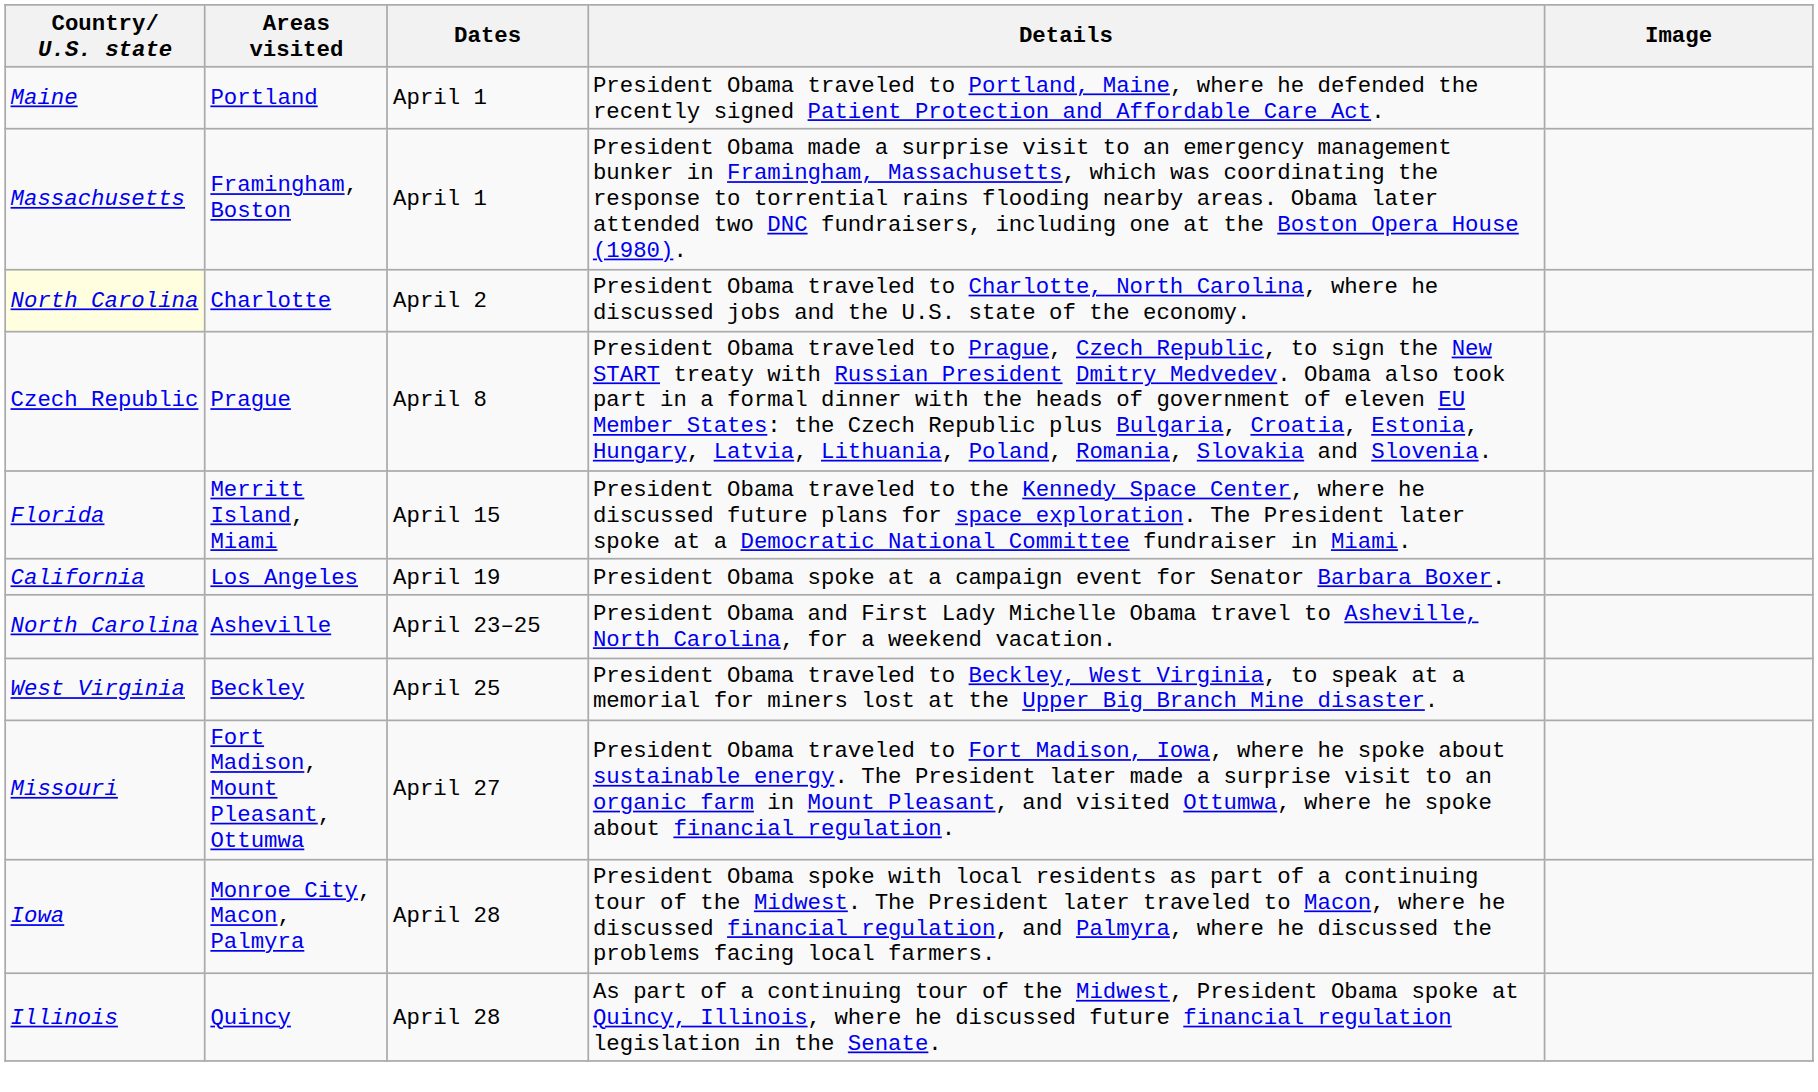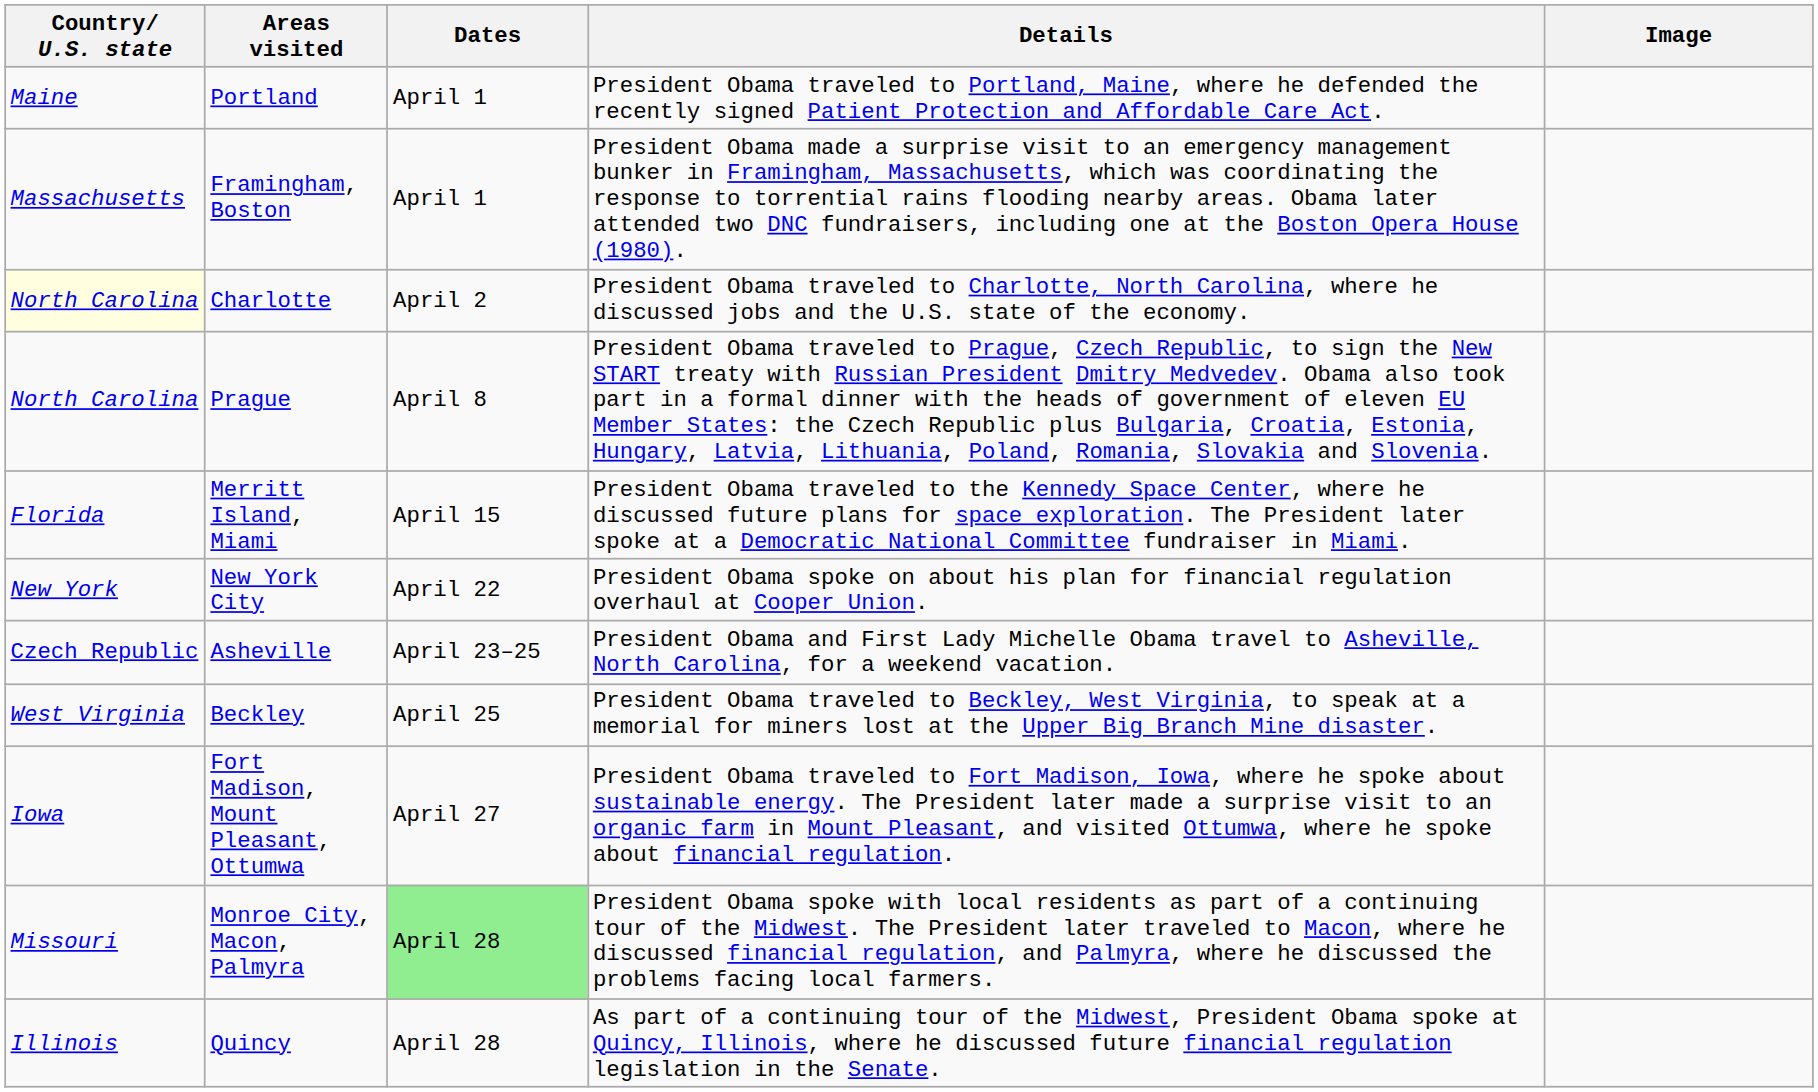(104, 401) Czech Republic -> (104, 401) North Carolina
- row: (284, 577)
+ row: (264, 590)
(104, 626) North Carolina -> (104, 652) Czech Republic
(64, 790) Missouri -> (37, 815) Iowa
(37, 916) Iowa -> (64, 942) Missouri
(447, 916) no background -> (447, 942) lightgreen background
